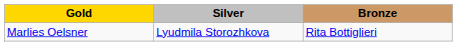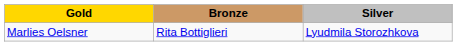columns swapped: (228, 13) <-> (378, 13)
